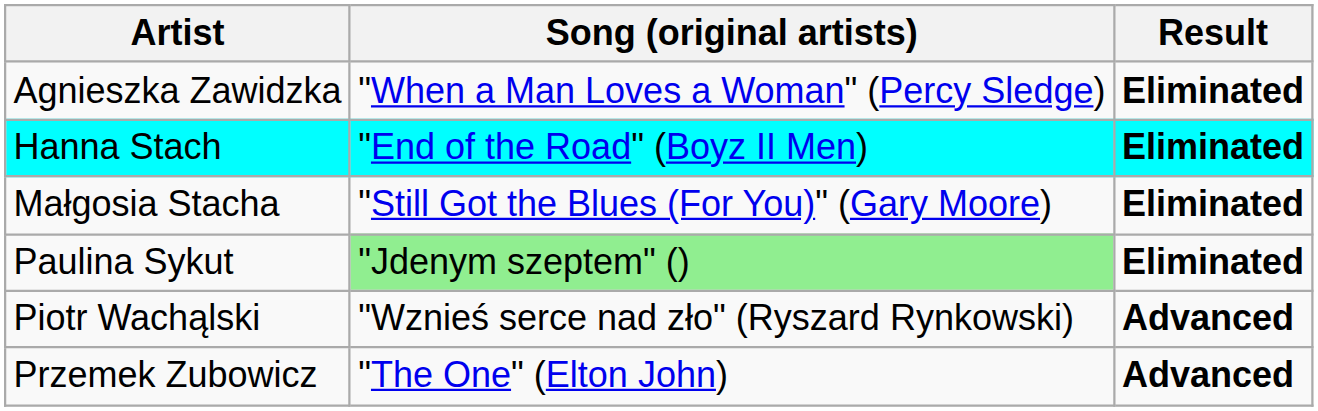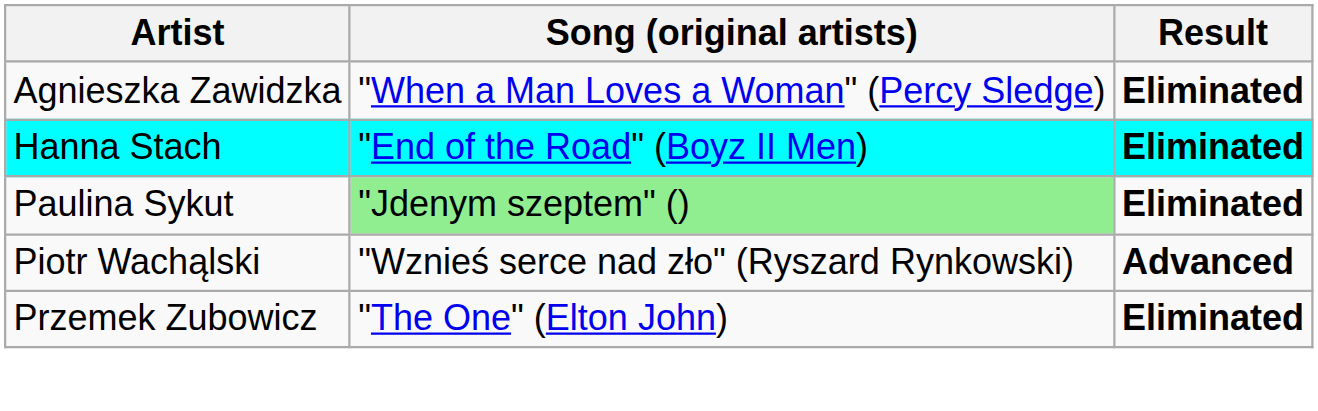- row: (147, 204)
(1208, 375) Advanced -> (1213, 318) Eliminated
